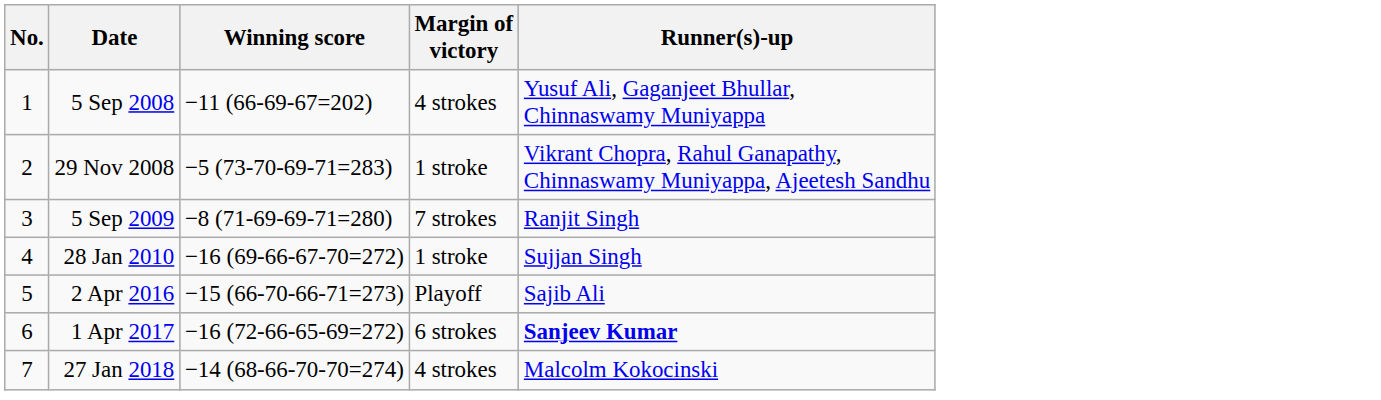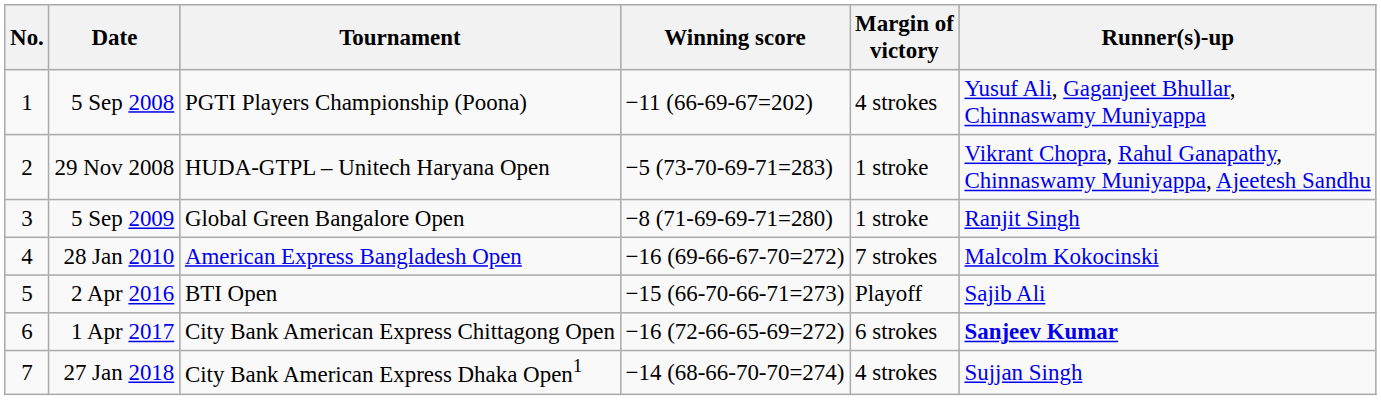+ column: (400, 37)
(456, 218) 7 strokes -> (892, 218) 1 stroke
(451, 256) 1 stroke -> (896, 256) 7 strokes
(583, 256) Sujjan Singh -> (1062, 256) Malcolm Kokocinski
(621, 370) Malcolm Kokocinski -> (1023, 372) Sujjan Singh
